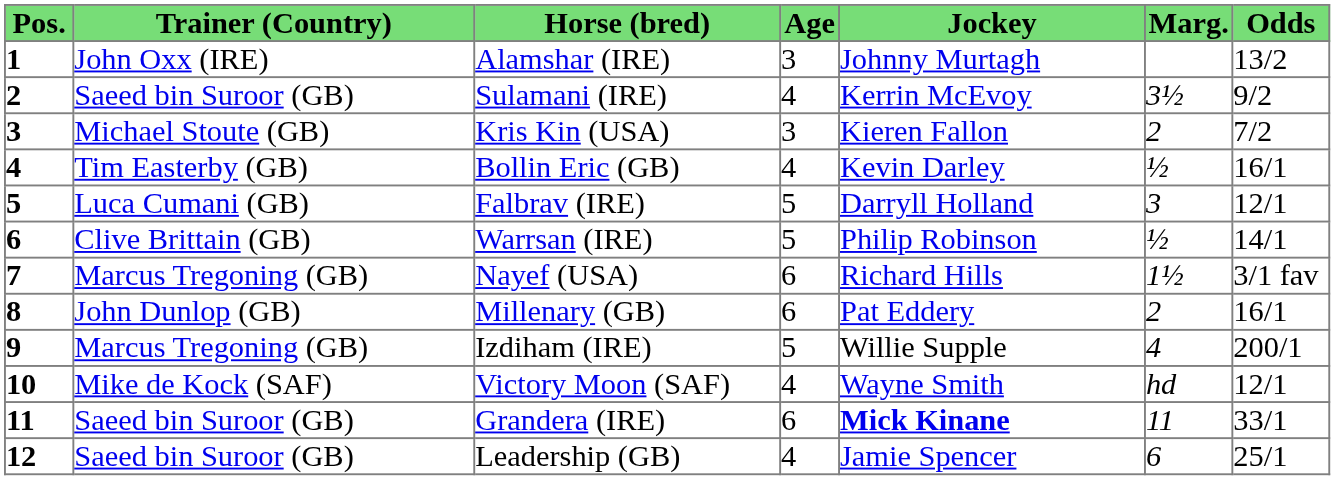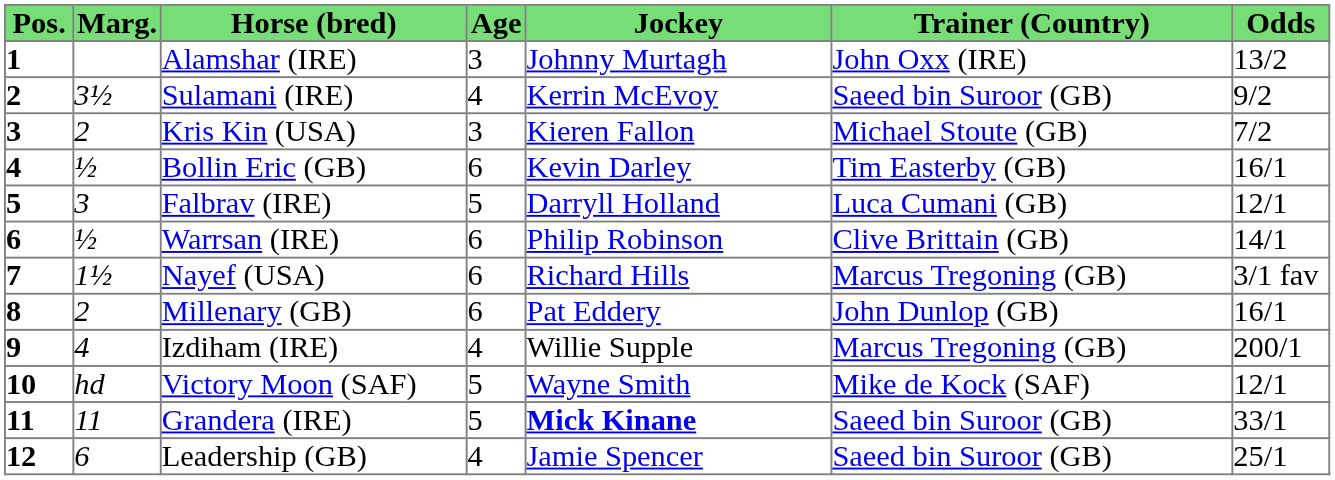columns swapped: (1189, 22) <-> (274, 22)
(789, 166) 4 -> (475, 166) 6
(789, 239) 5 -> (475, 239) 6
(789, 347) 5 -> (475, 347) 4
(789, 383) 4 -> (475, 383) 5
(789, 419) 6 -> (475, 419) 5
